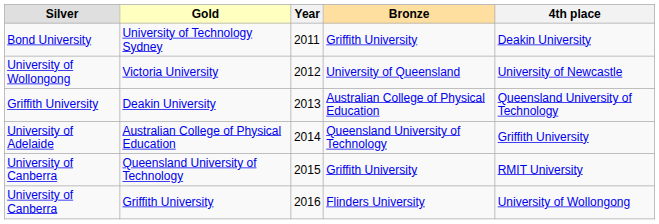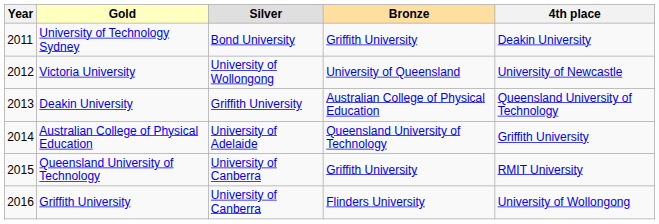columns swapped: (307, 14) <-> (62, 14)
